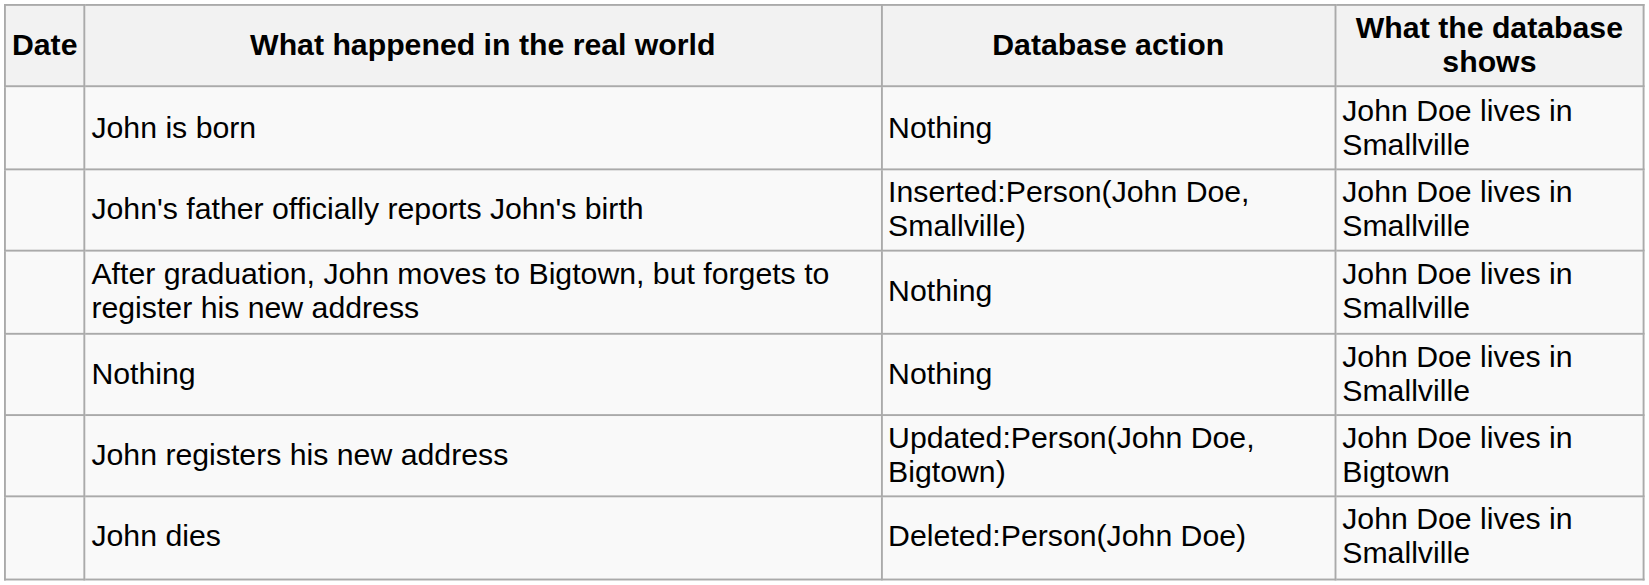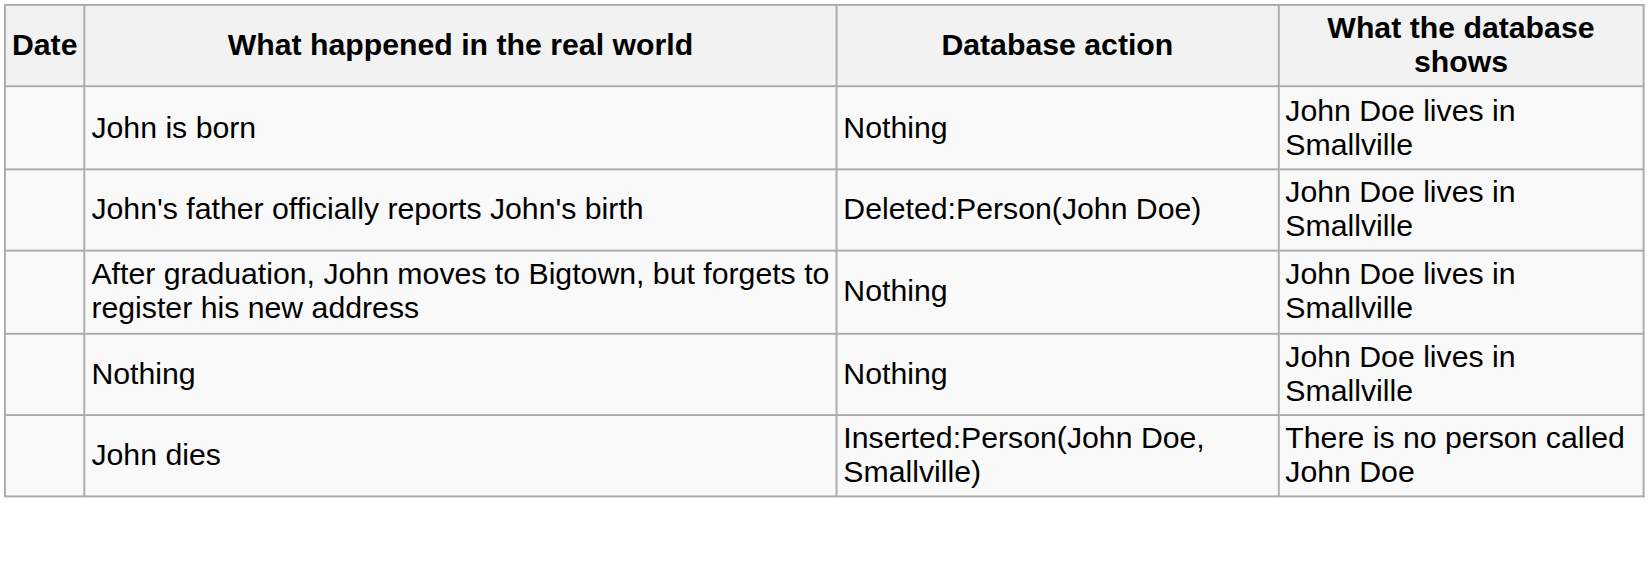(1069, 209) Inserted:Person(John Doe, Smallville) -> (1022, 209) Deleted:Person(John Doe)
- row: (300, 455)
(1067, 537) Deleted:Person(John Doe) -> (1024, 455) Inserted:Person(John Doe, Smallville)
(1457, 537) John Doe lives in Smallville -> (1455, 455) There is no person called John Doe
